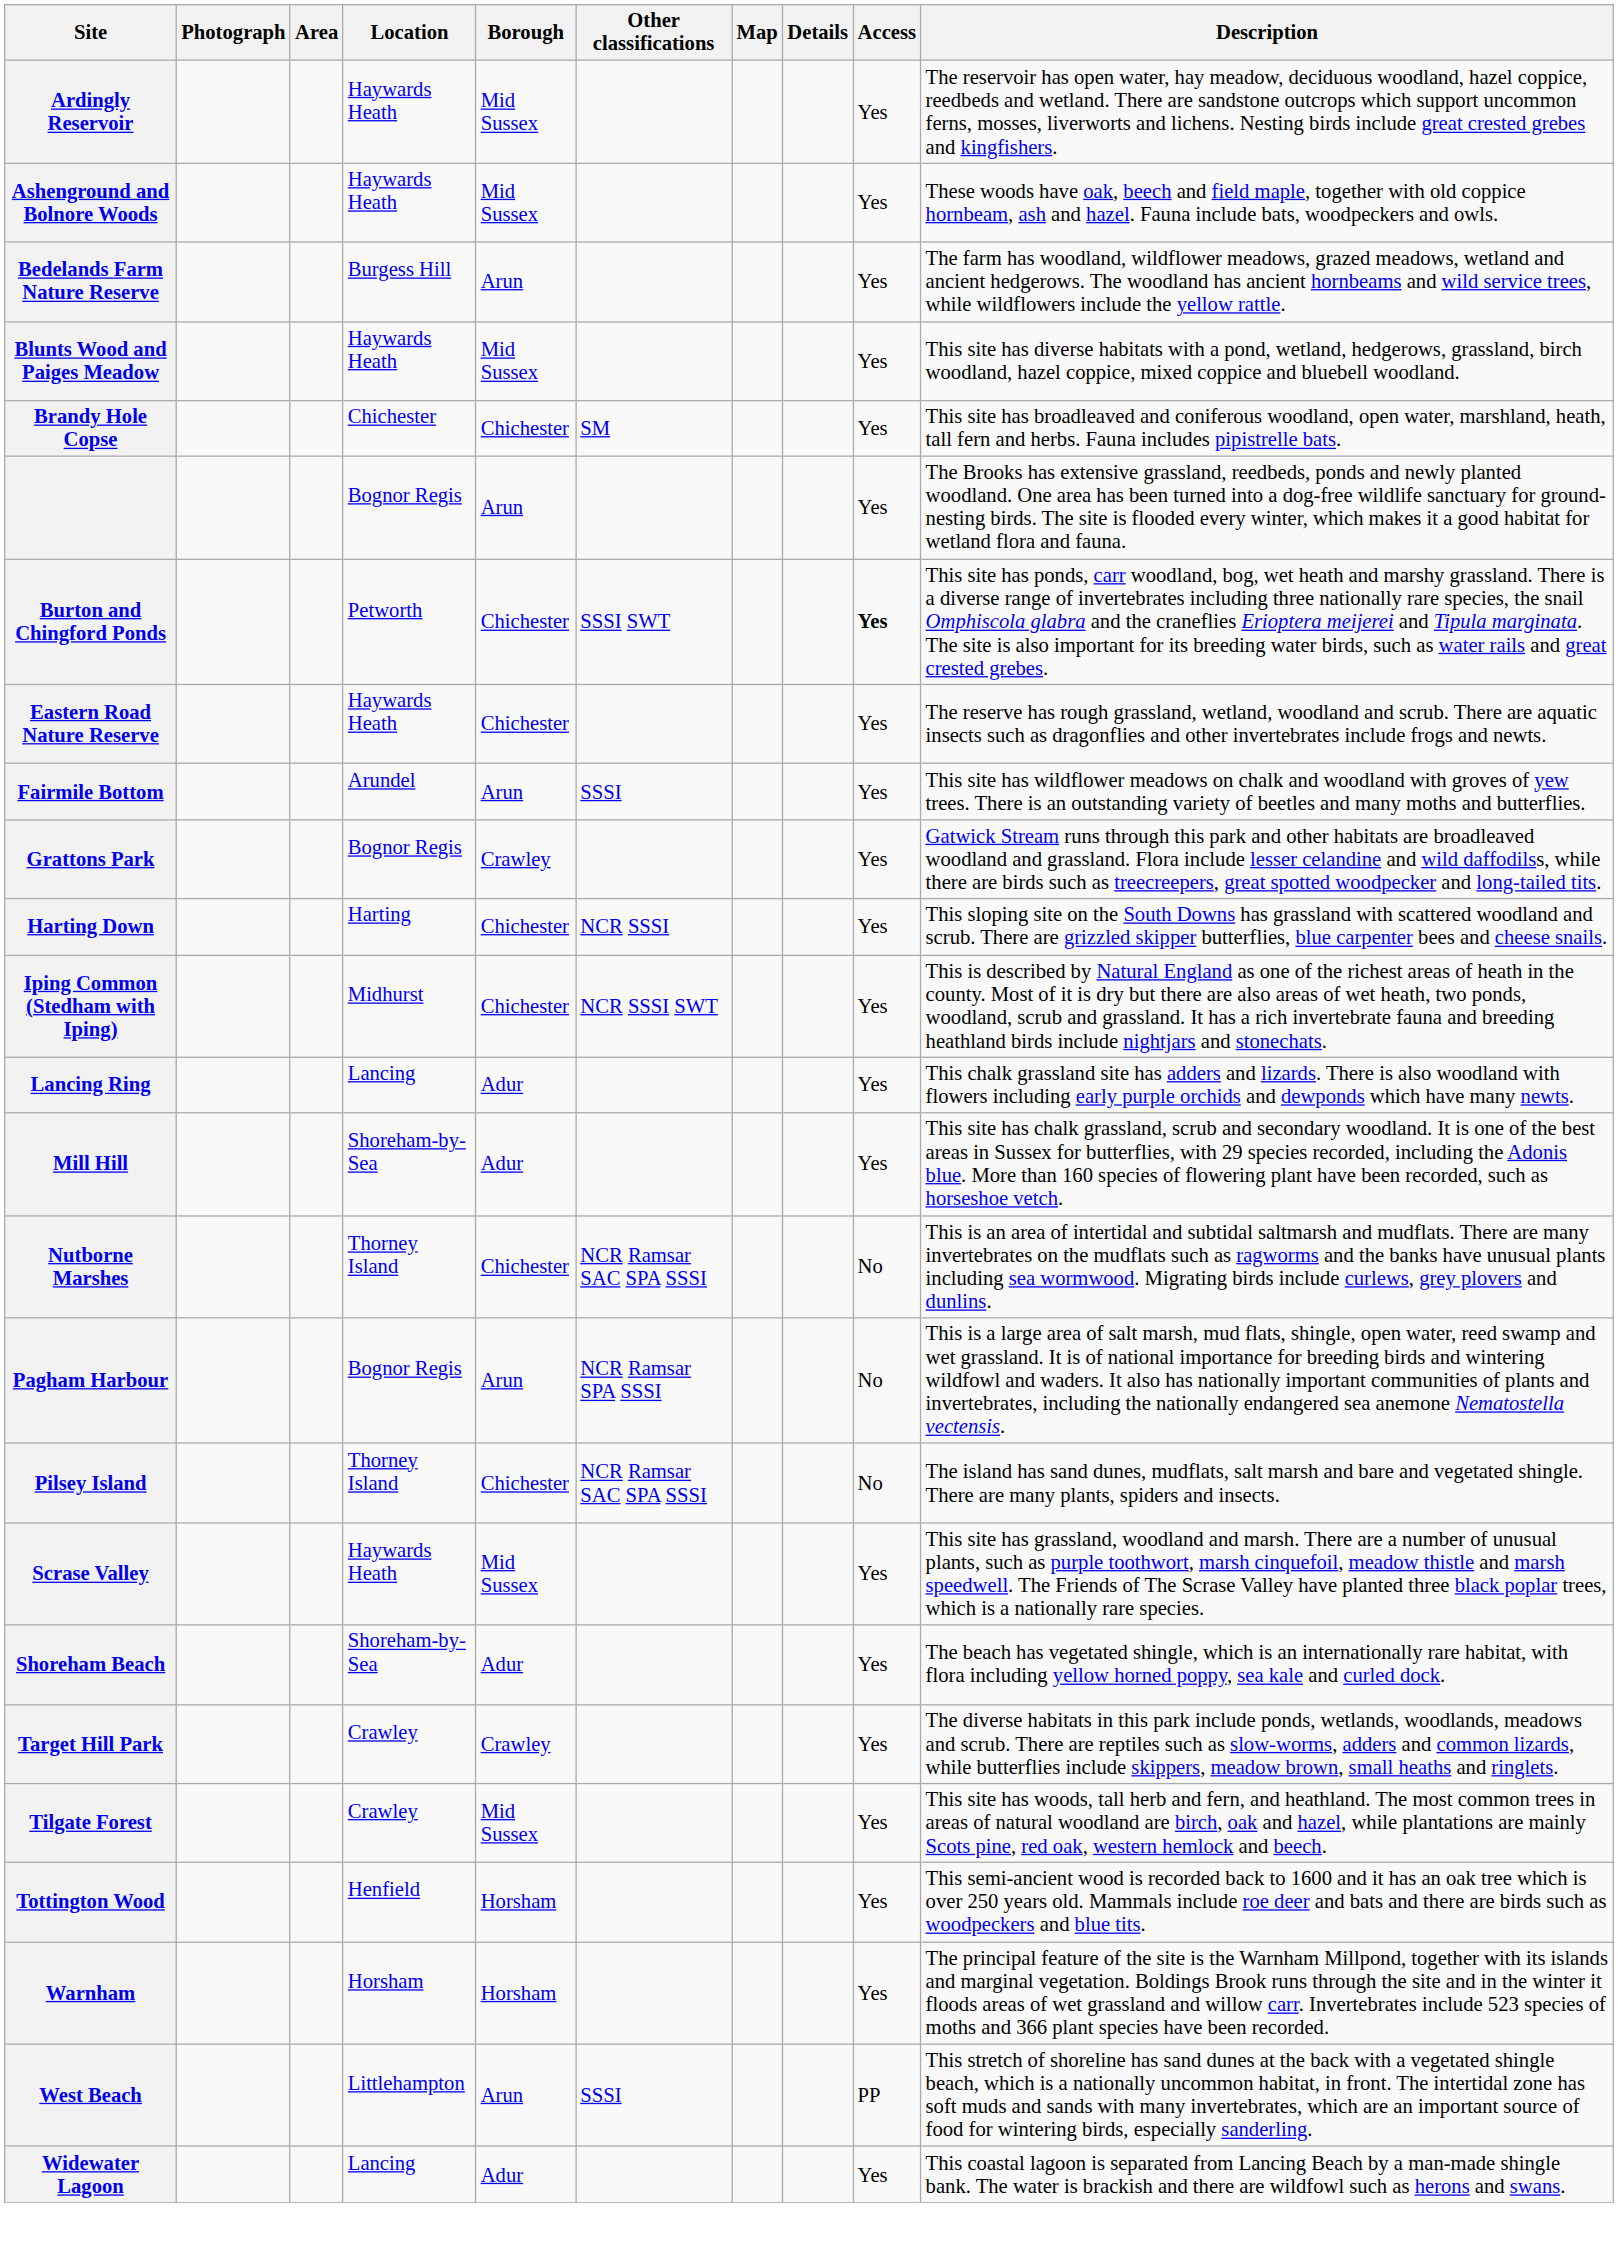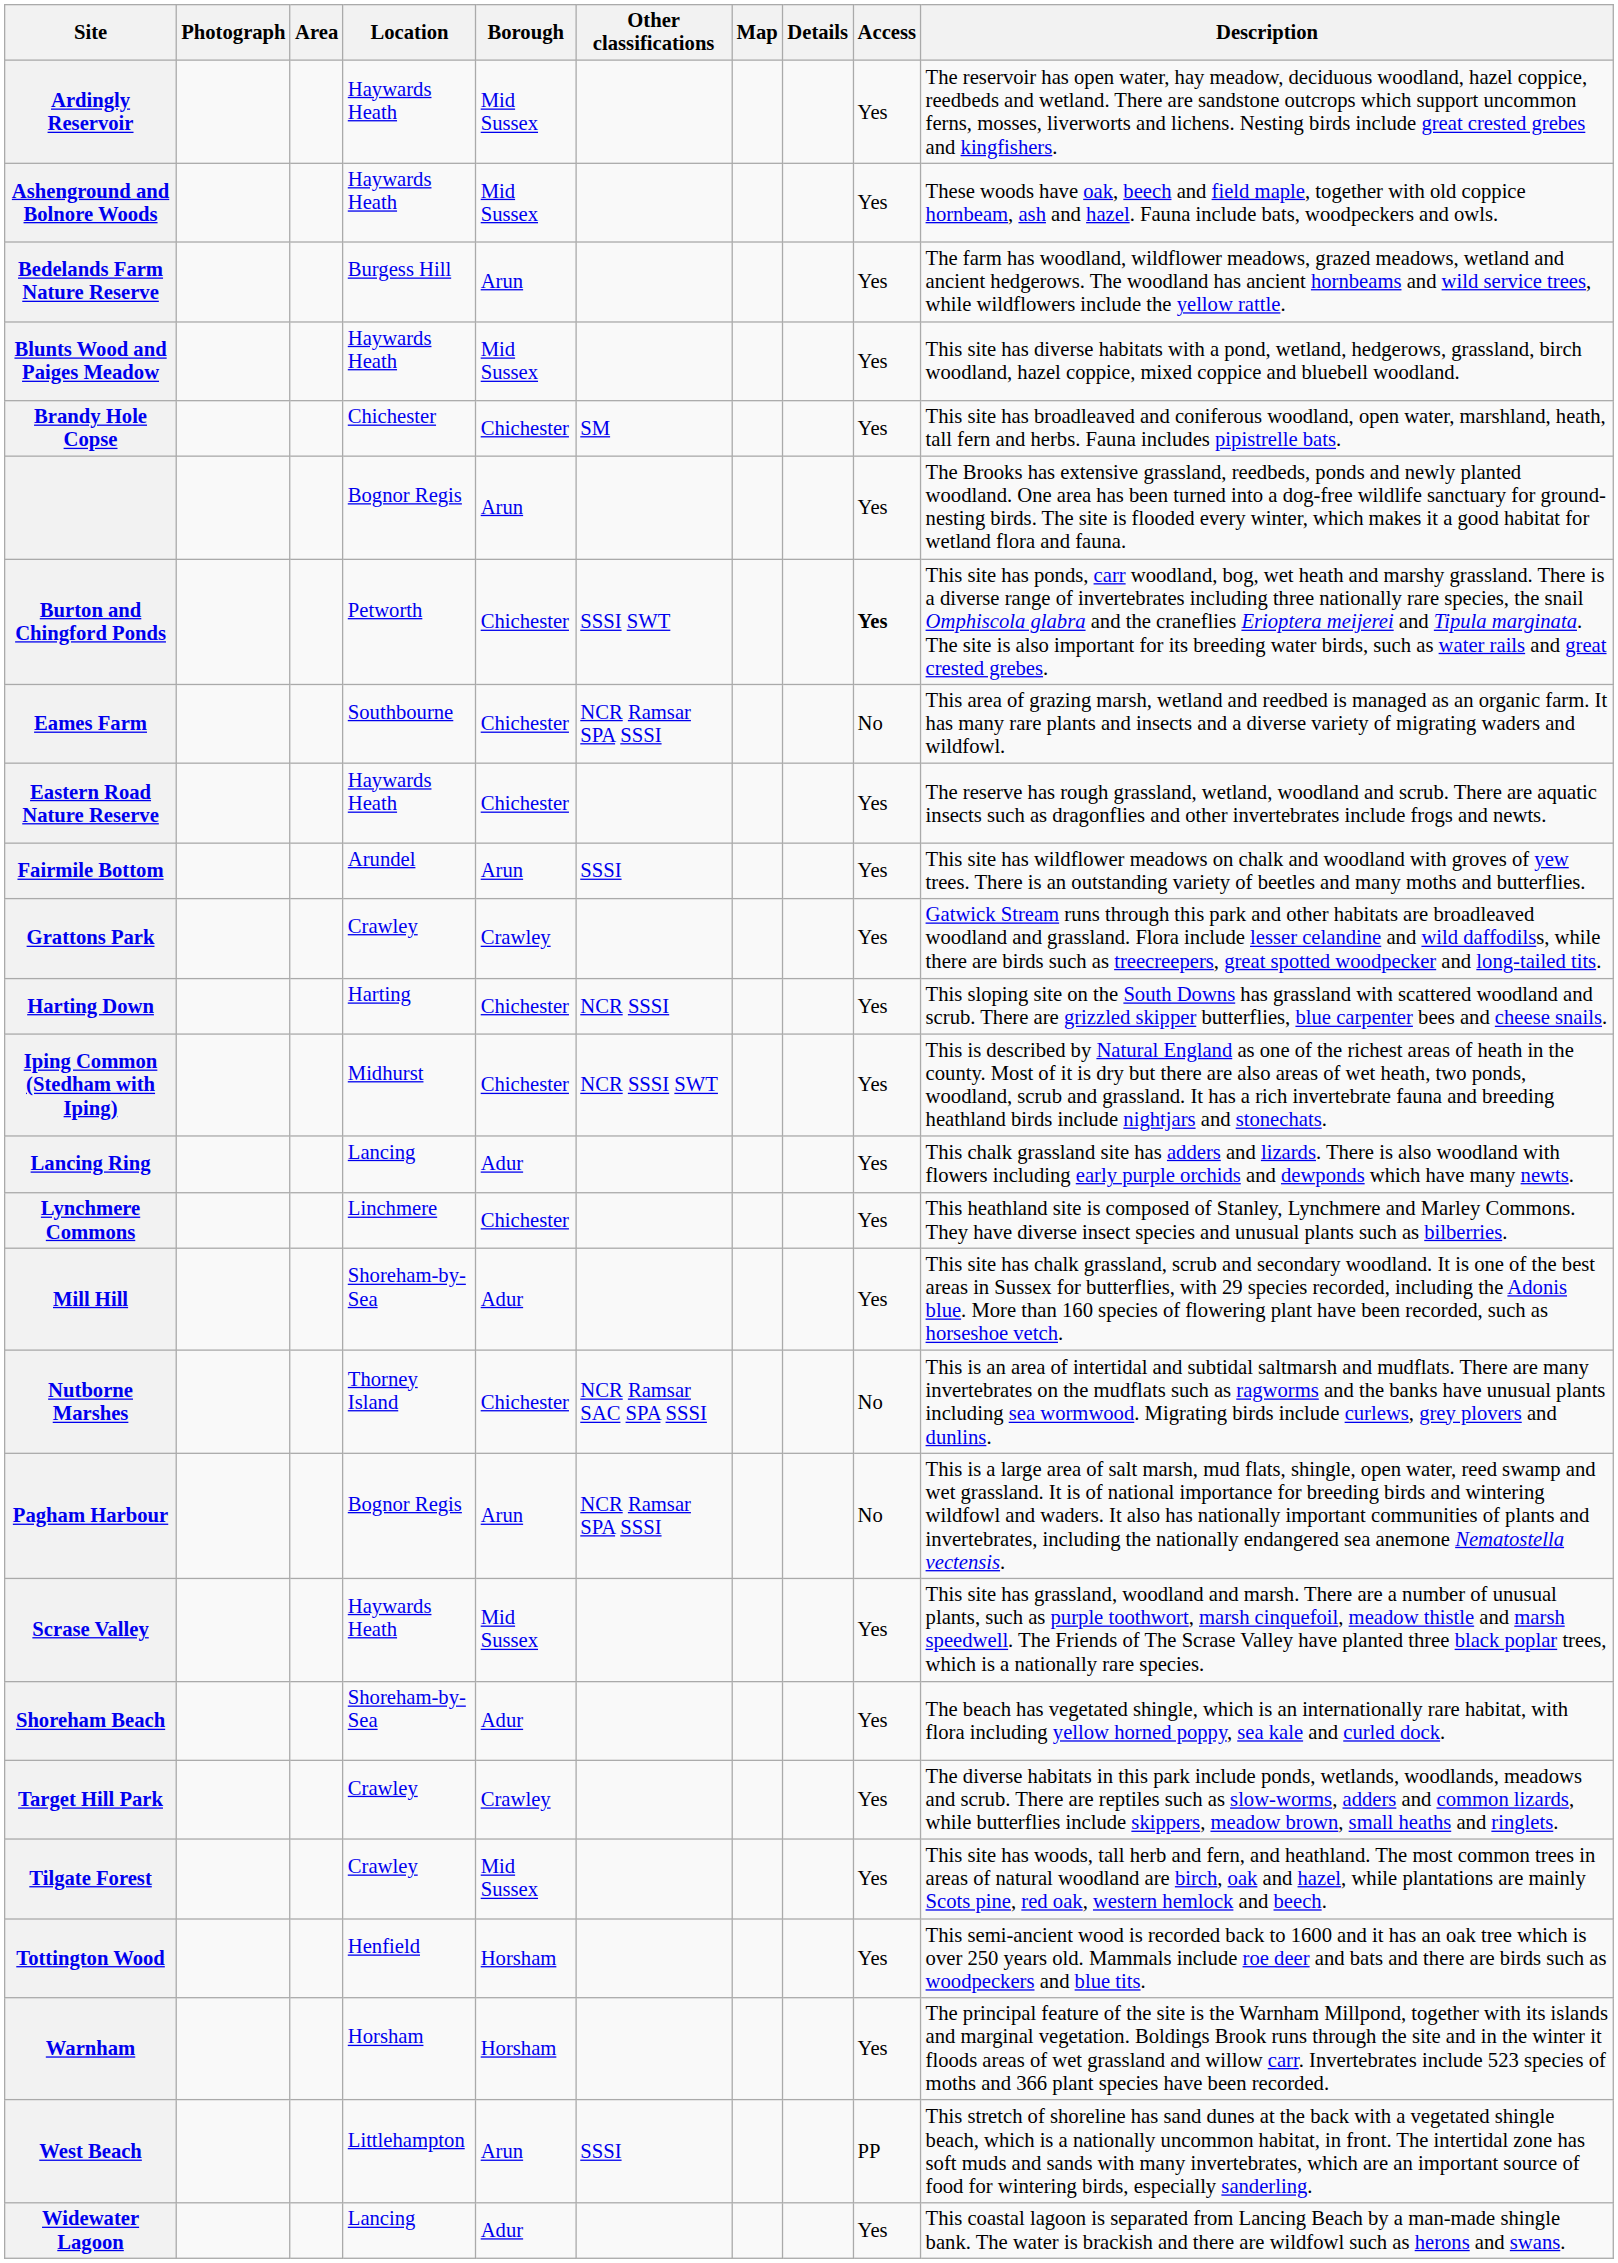+ row: (91, 723)
(405, 847) Bognor Regis -> (383, 926) Crawley
+ row: (91, 1220)
- row: (91, 1482)
